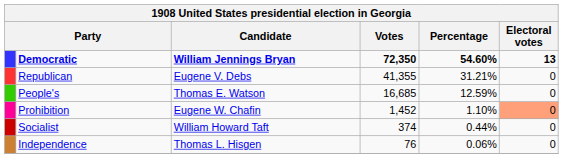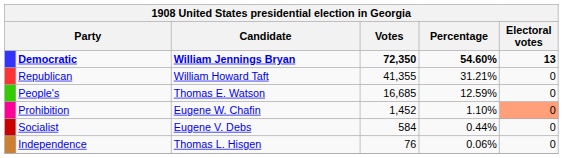(213, 76) Eugene V. Debs -> (221, 76) William Howard Taft
(221, 128) William Howard Taft -> (213, 128) Eugene V. Debs
(407, 128) 374 -> (407, 128) 584
